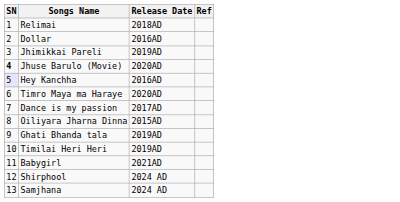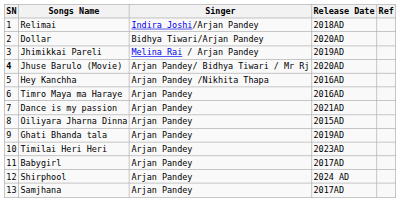+ column: (220, 11)
(147, 39) 2016AD -> (329, 39) 2020AD
(9, 80) lavender background -> (9, 80) no background
(147, 94) 2020AD -> (329, 94) 2016AD
(147, 108) 2017AD -> (329, 108) 2021AD
(147, 149) 2019AD -> (329, 149) 2023AD
(147, 163) 2021AD -> (329, 163) 2017AD
(149, 190) 2024 AD -> (329, 190) 2017AD
